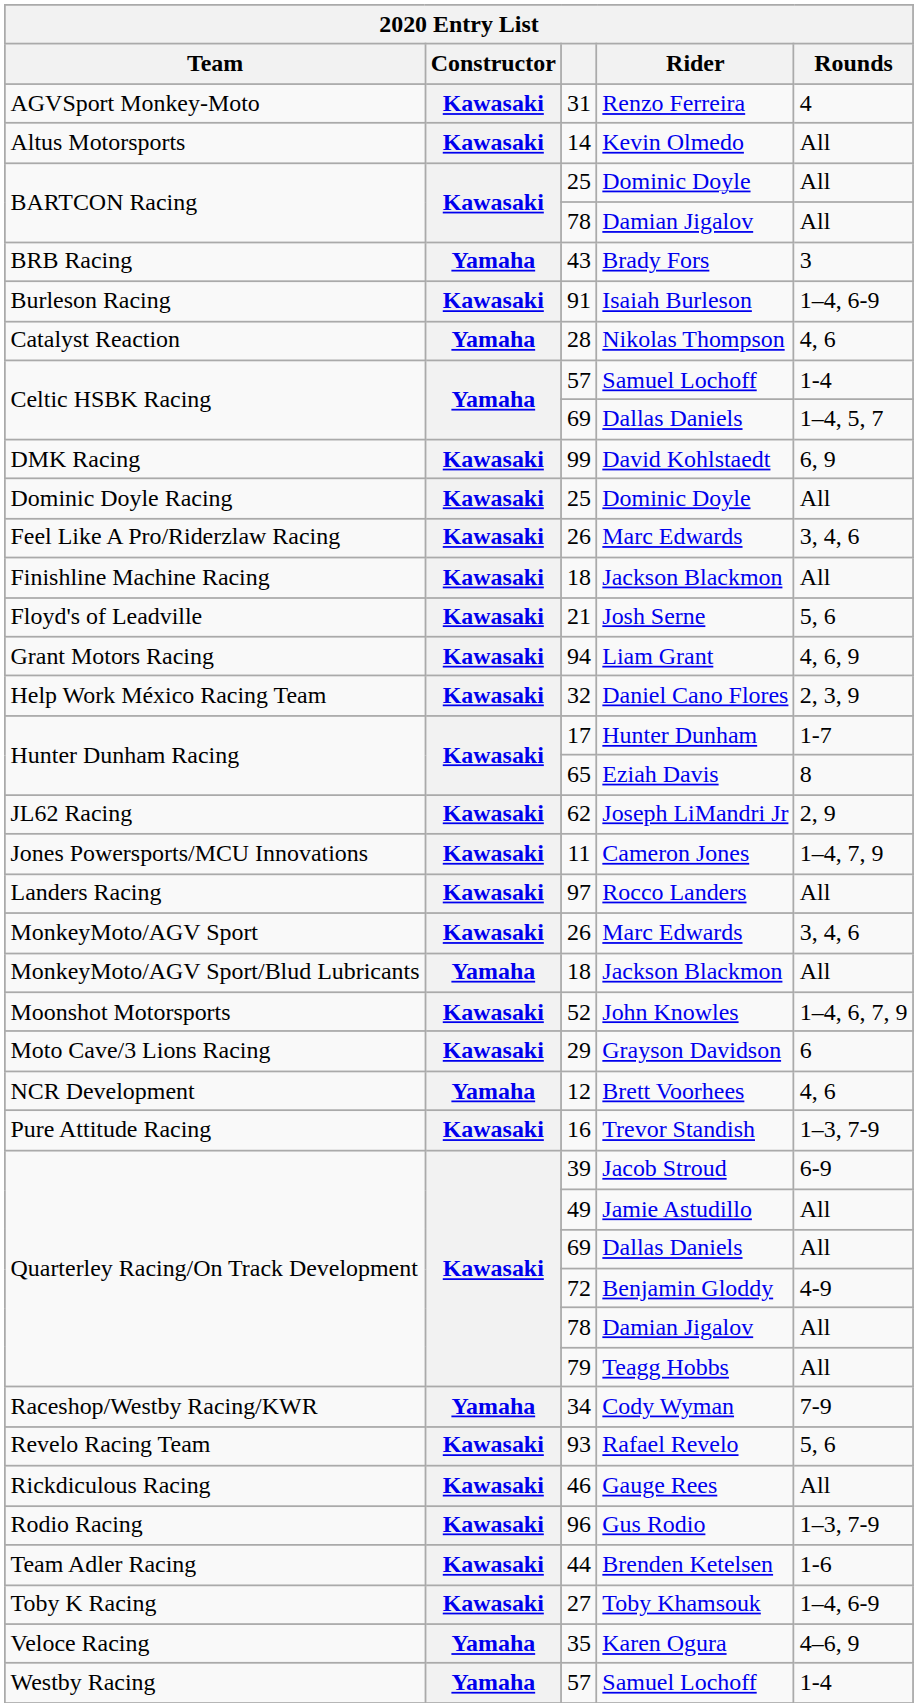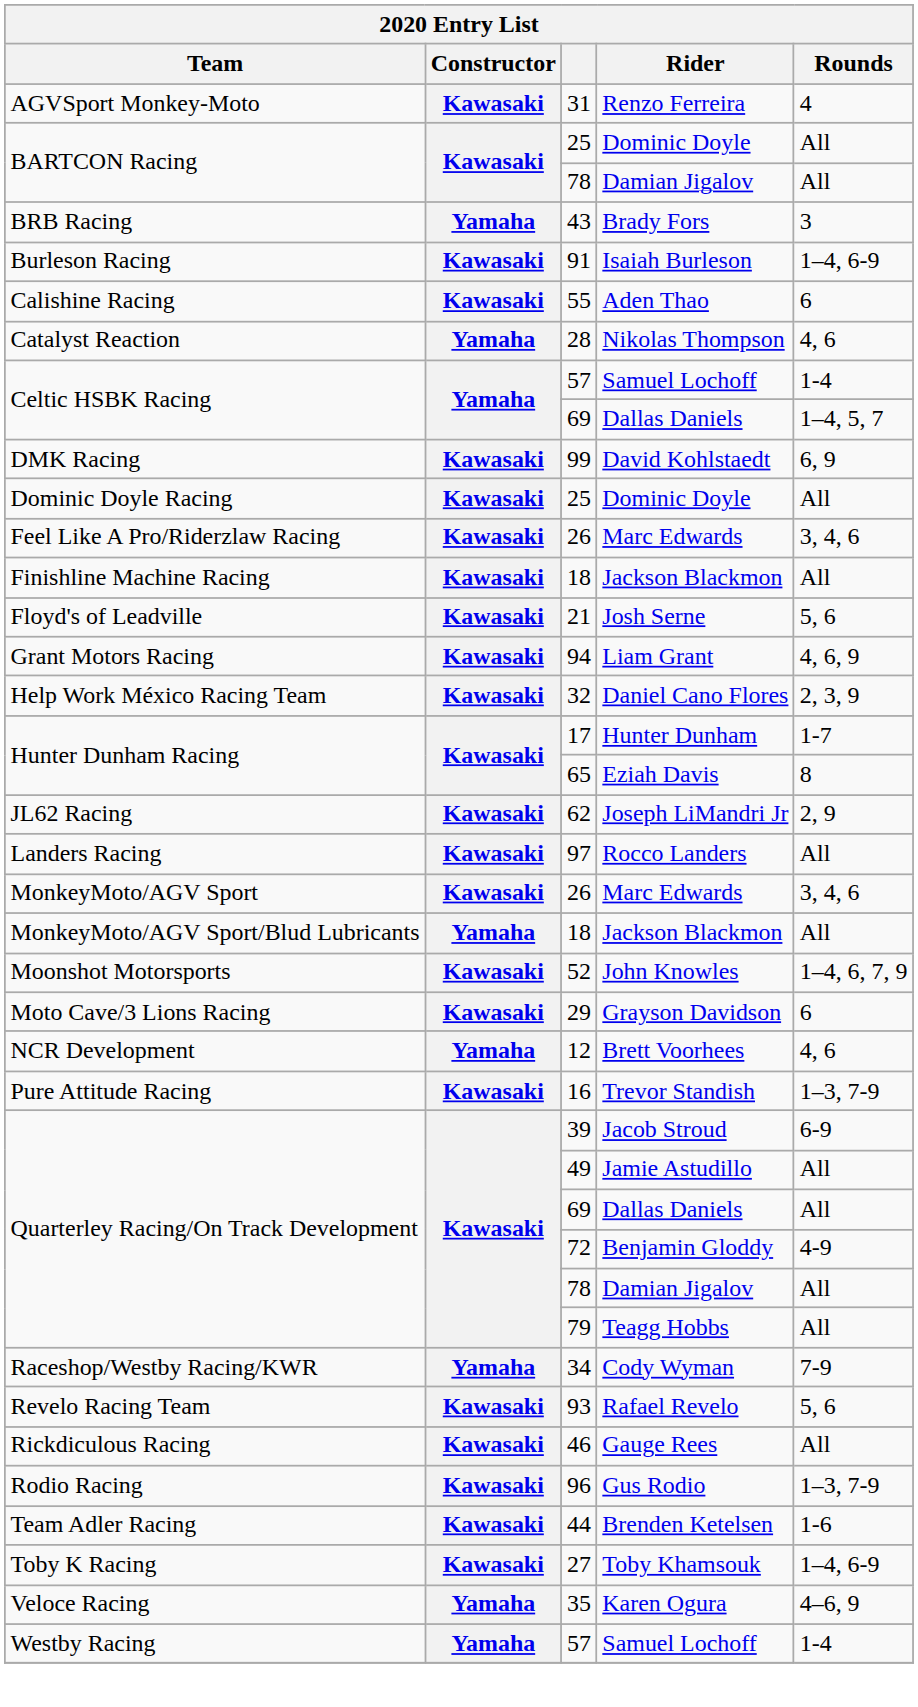- row: (98, 142)
+ row: (93, 300)
- row: (189, 853)
